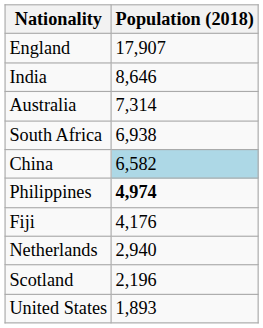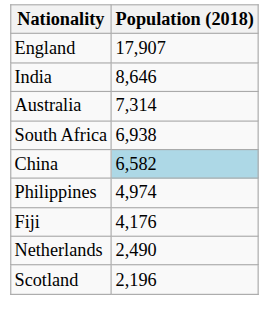(136, 192) bold -> (136, 192) normal
(136, 250) 2,940 -> (136, 250) 2,490
- row: (58, 308)
